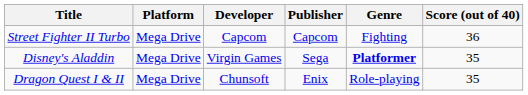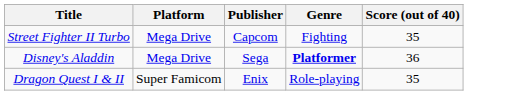- column: (244, 15)
(473, 36) 36 -> (413, 36) 35
(473, 57) 35 -> (413, 57) 36
(168, 79) Mega Drive -> (179, 79) Super Famicom
